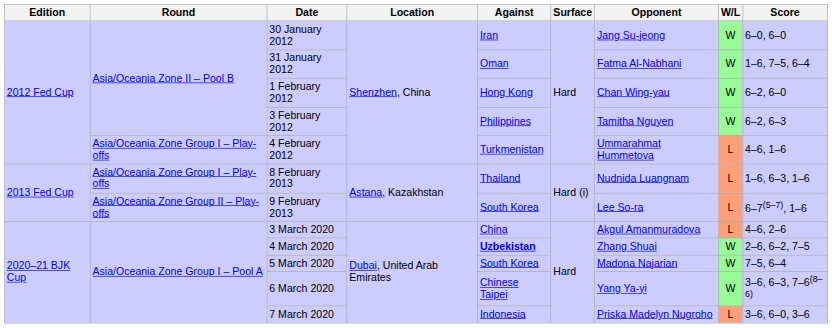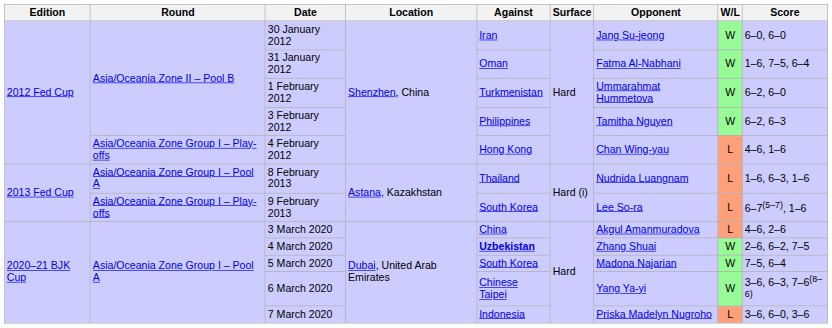(506, 92) Hong Kong -> (511, 92) Turkmenistan
(633, 92) Chan Wing-yau -> (628, 92) Ummarahmat Hummetova
(512, 150) Turkmenistan -> (506, 150) Hong Kong
(629, 150) Ummarahmat Hummetova -> (633, 150) Chan Wing-yau
(174, 178) Asia/Oceania Zone Group I – Play-offs -> (173, 178) Asia/Oceania Zone Group I – Pool A
(176, 207) Asia/Oceania Zone Group II – Play-offs -> (175, 207) Asia/Oceania Zone Group I – Play-offs
